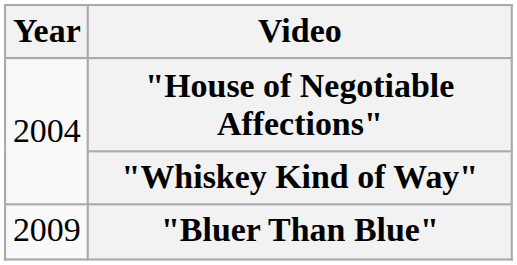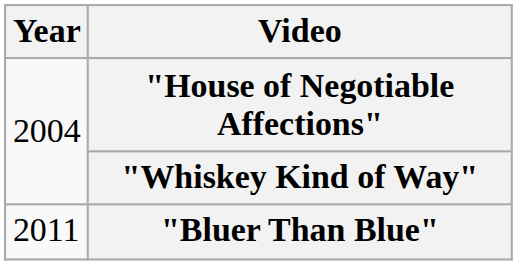(47, 230) 2009 -> (46, 230) 2011
